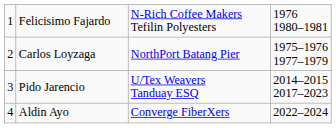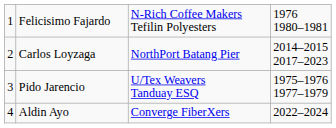(301, 53) 1975–1976 1977–1979 -> (301, 53) 2014–2015 2017–2023
(301, 86) 2014–2015 2017–2023 -> (301, 86) 1975–1976 1977–1979
